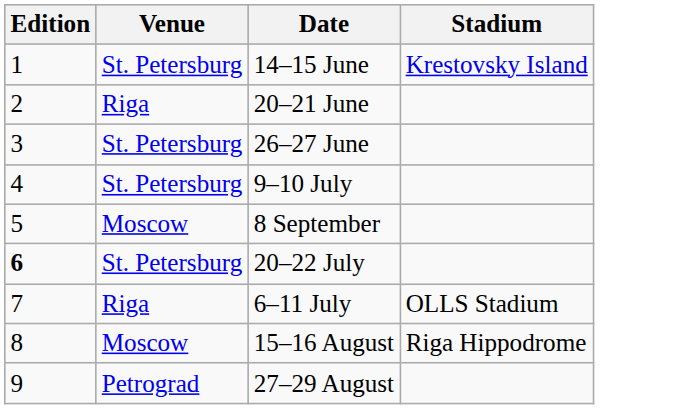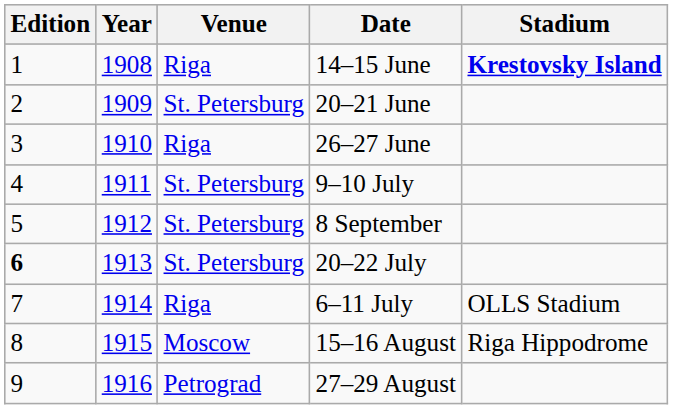+ column: (127, 24)
(172, 64) St. Petersburg -> (187, 64) Riga
(497, 64) normal -> (565, 64) bold
(125, 104) Riga -> (234, 104) St. Petersburg
(172, 143) St. Petersburg -> (187, 143) Riga
(145, 223) Moscow -> (234, 223) St. Petersburg
